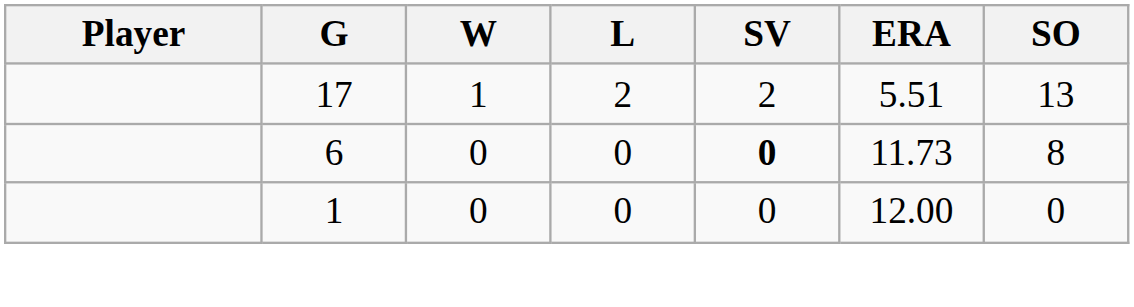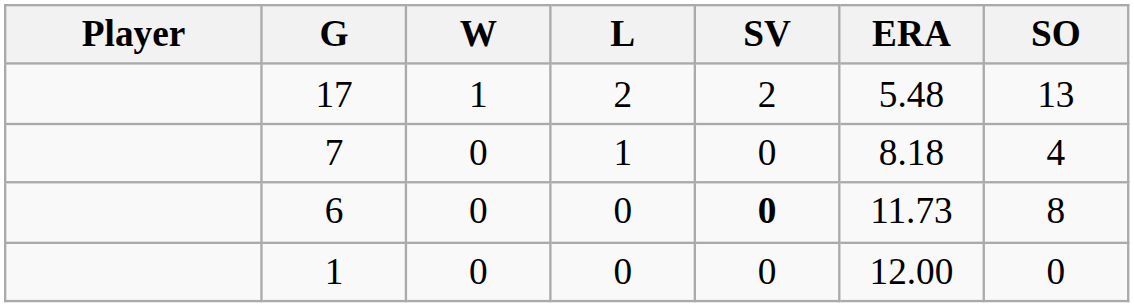(911, 93) 5.51 -> (911, 93) 5.48
+ row: (334, 152)
